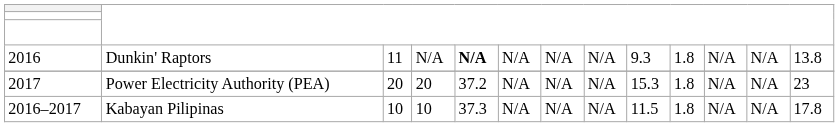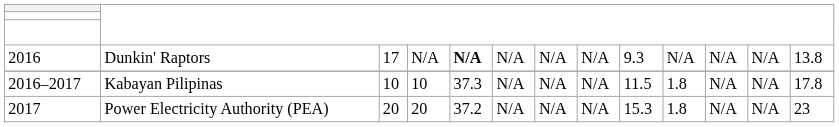(395, 57) 11 -> (391, 57) 17
(684, 57) 1.8 -> (681, 57) N/A
rows swapped: (45, 109) <-> (24, 83)
